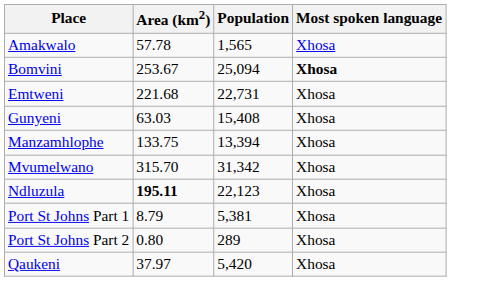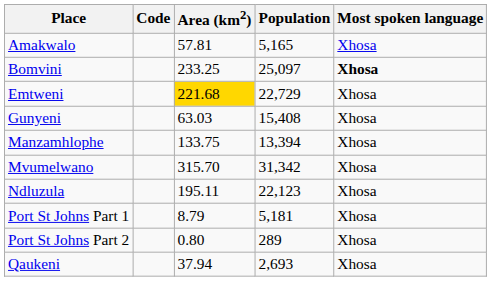+ column: (153, 18)
(154, 45) 57.78 -> (195, 45) 57.81
(235, 45) 1,565 -> (276, 45) 5,165
(157, 69) 253.67 -> (199, 69) 233.25
(238, 69) 25,094 -> (280, 69) 25,097
(157, 93) no background -> (199, 93) gold background
(238, 93) 22,731 -> (280, 93) 22,729
(157, 191) bold -> (198, 191) normal
(235, 215) 5,381 -> (276, 215) 5,181
(154, 264) 37.97 -> (195, 264) 37.94
(235, 264) 5,420 -> (276, 264) 2,693
